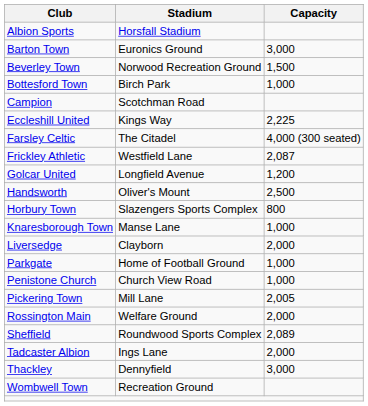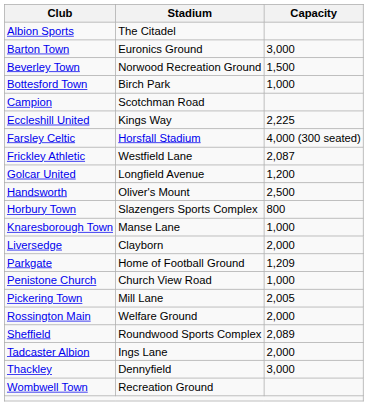(159, 31) Horsfall Stadium -> (147, 31) The Citadel
(147, 138) The Citadel -> (159, 138) Horsfall Stadium
(281, 263) 1,000 -> (281, 263) 1,209
